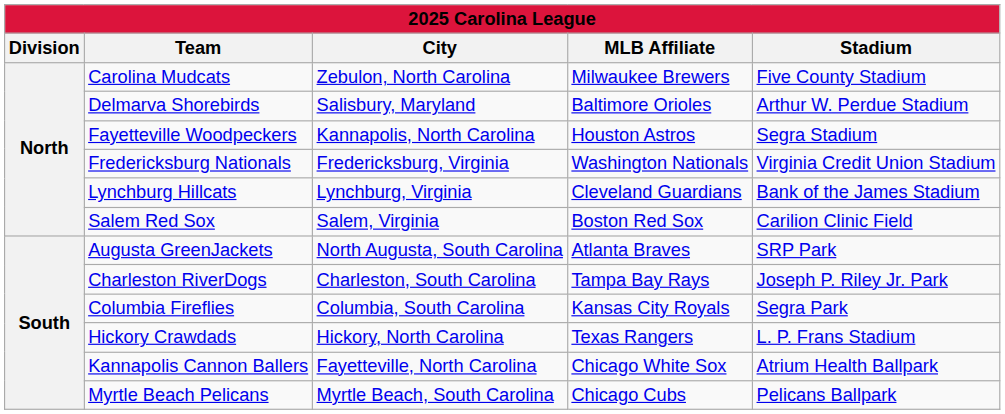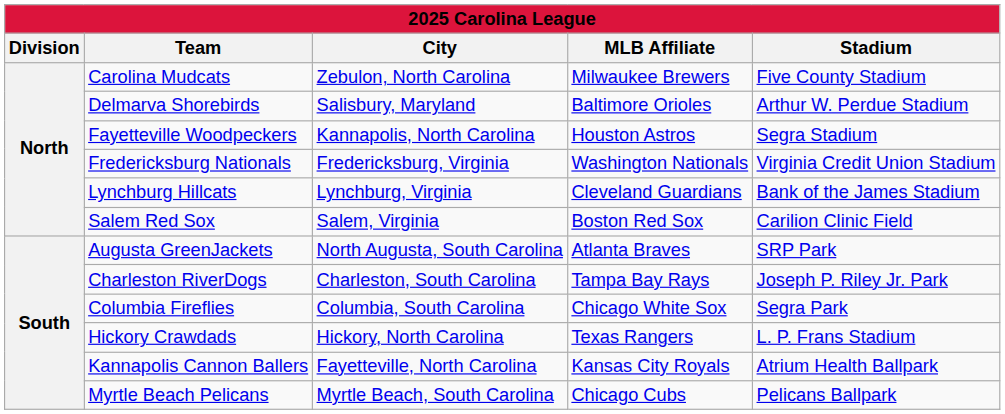(650, 308) Kansas City Royals -> (649, 308) Chicago White Sox
(649, 366) Chicago White Sox -> (650, 366) Kansas City Royals
